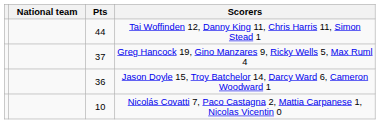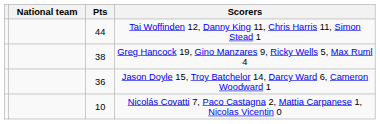(100, 57) 37 -> (100, 57) 38
